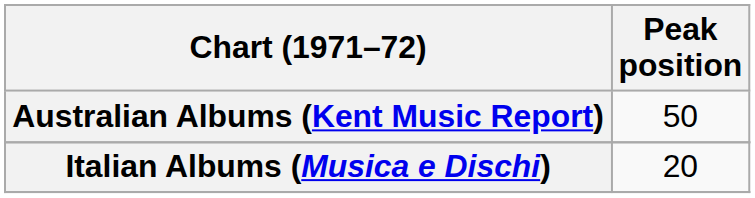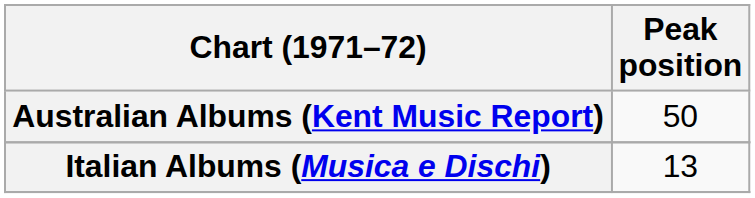(680, 166) 20 -> (680, 166) 13
